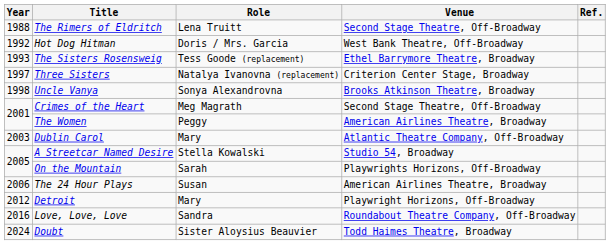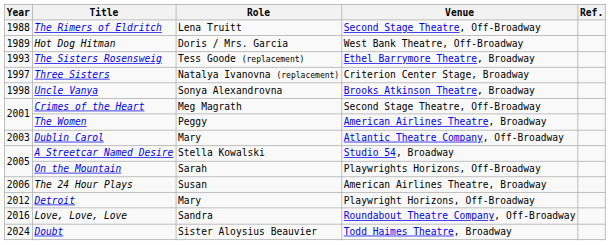(18, 44) 1992 -> (18, 44) 1989
